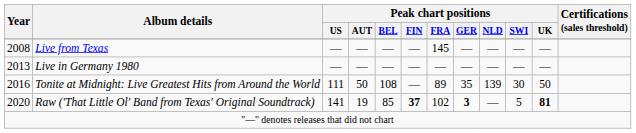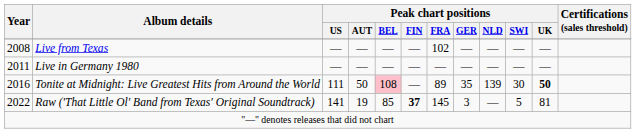(440, 47) 145 -> (440, 47) 102
(19, 66) 2013 -> (19, 66) 2011
(388, 84) no background -> (388, 84) pink background
(545, 84) normal -> (545, 84) bold
(19, 102) 2020 -> (19, 102) 2022
(440, 102) 102 -> (440, 102) 145
(467, 102) bold -> (467, 102) normal
(545, 102) bold -> (545, 102) normal
